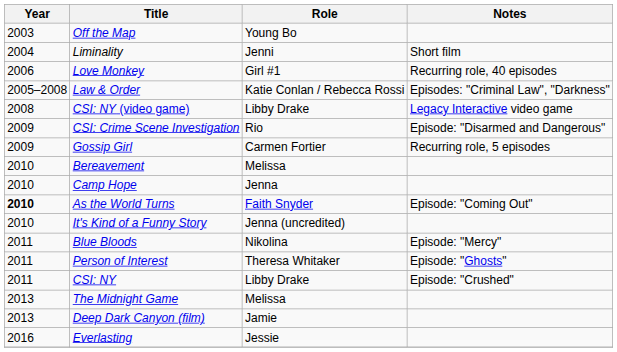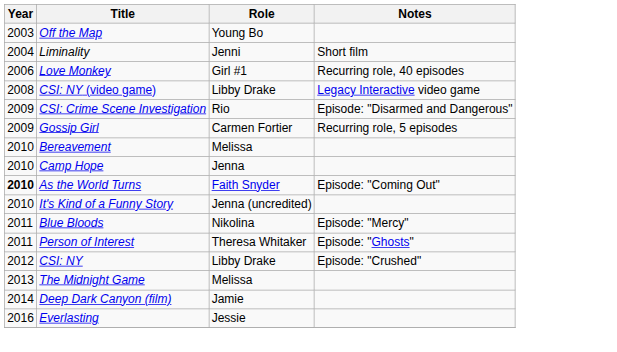- row: (106, 90)
(20, 280) 2011 -> (20, 261) 2012
(20, 318) 2013 -> (20, 299) 2014
